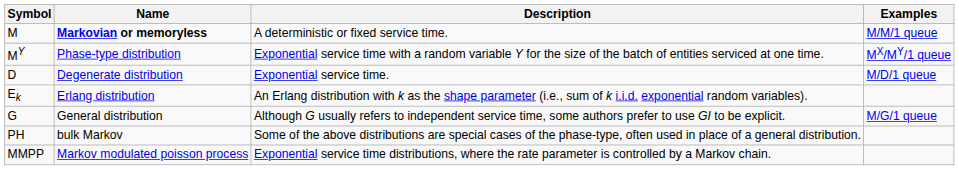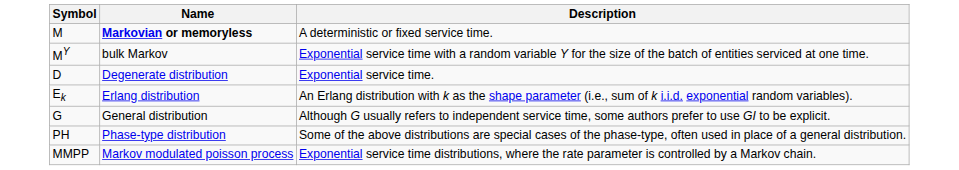- column: (909, 14)
(119, 54) Phase-type distribution -> (135, 54) bulk Markov
(90, 135) bulk Markov -> (164, 135) Phase-type distribution
